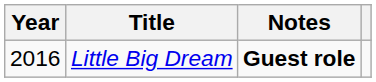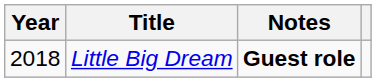(35, 58) 2016 -> (35, 58) 2018
